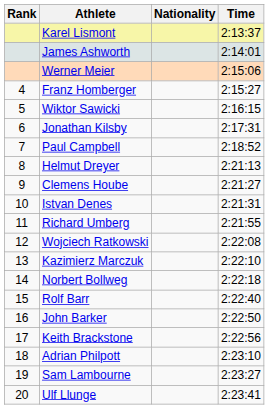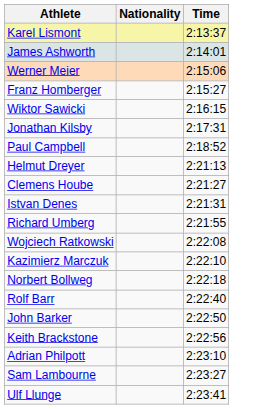- column: (22, 14)
